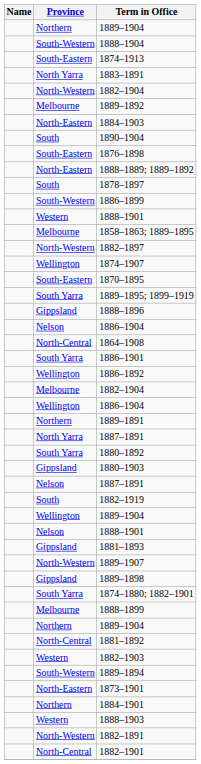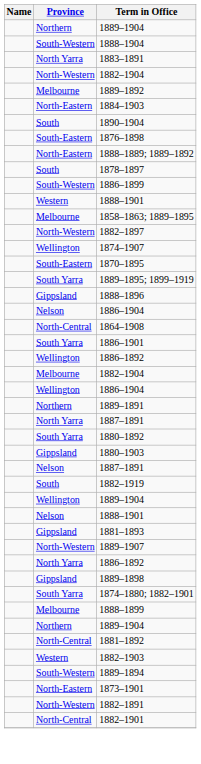- row: (64, 59)
+ row: (59, 563)
- row: (54, 704)
- row: (52, 720)
